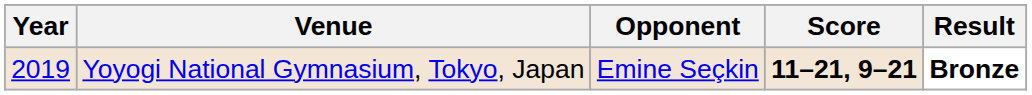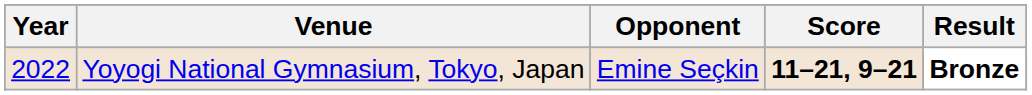(41, 68) 2019 -> (41, 68) 2022
